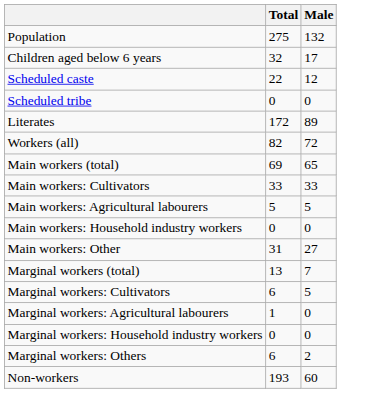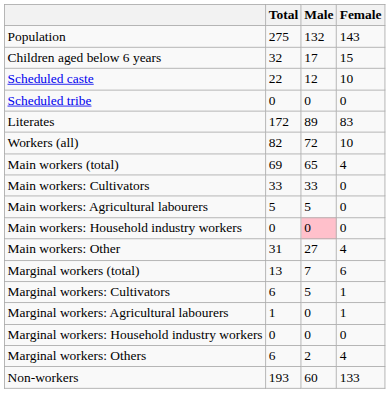+ column: (361, 15)
(308, 228) no background -> (308, 228) pink background
